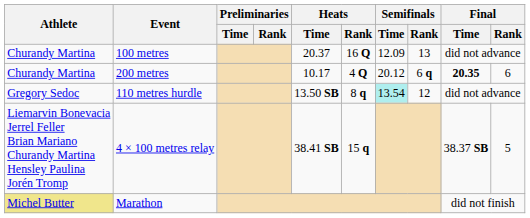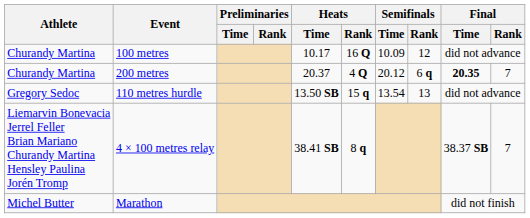(316, 54) 20.37 -> (316, 54) 10.17
(391, 54) 12.09 -> (391, 54) 10.09
(424, 54) 13 -> (424, 54) 12
(316, 73) 10.17 -> (316, 73) 20.37
(508, 73) 6 -> (508, 73) 7
(358, 93) 8 q -> (358, 93) 15 q
(391, 93) paleturquoise background -> (391, 93) no background
(424, 93) 12 -> (424, 93) 13
(358, 148) 15 q -> (358, 148) 8 q
(508, 148) 5 -> (508, 148) 7
(41, 203) khaki background -> (41, 203) no background
